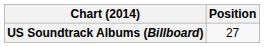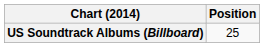(233, 33) 27 -> (233, 33) 25
